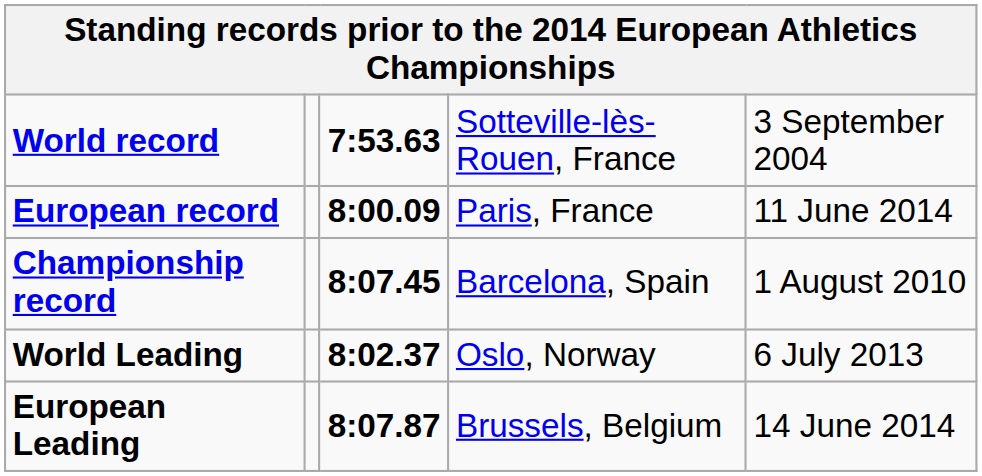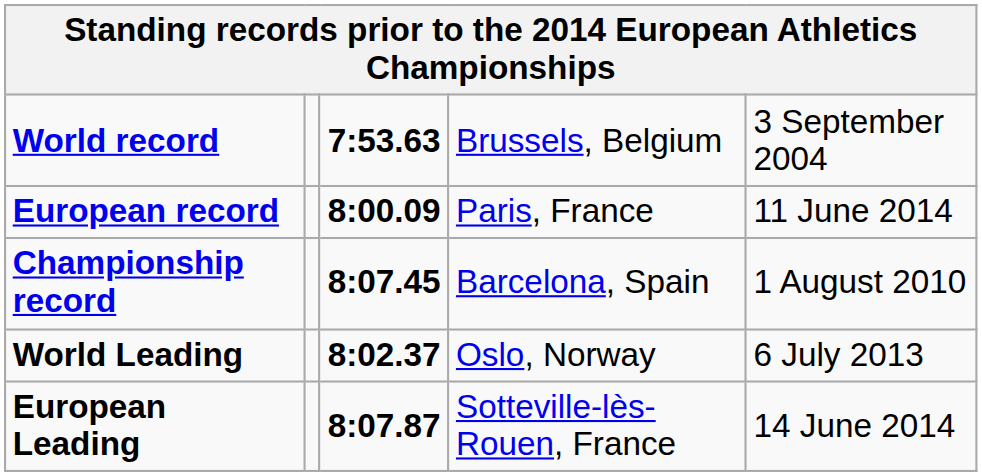(566, 139) Sotteville-lès-Rouen, France -> (589, 139) Brussels, Belgium
(589, 425) Brussels, Belgium -> (566, 425) Sotteville-lès-Rouen, France
